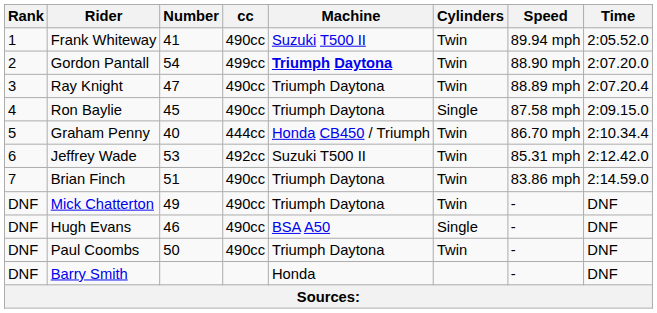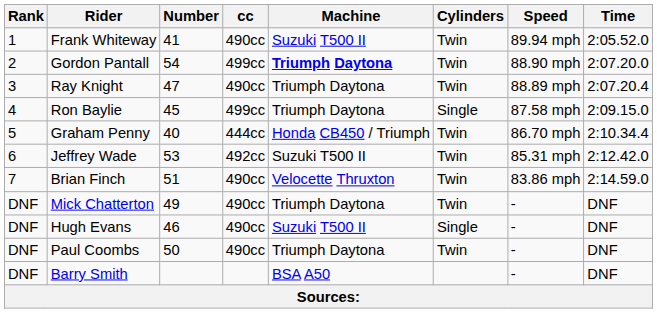(245, 110) 490cc -> (245, 110) 499cc
(328, 180) Triumph Daytona -> (333, 180) Velocette Thruxton
(301, 226) BSA A50 -> (319, 226) Suzuki T500 II
(294, 273) Honda -> (301, 273) BSA A50
